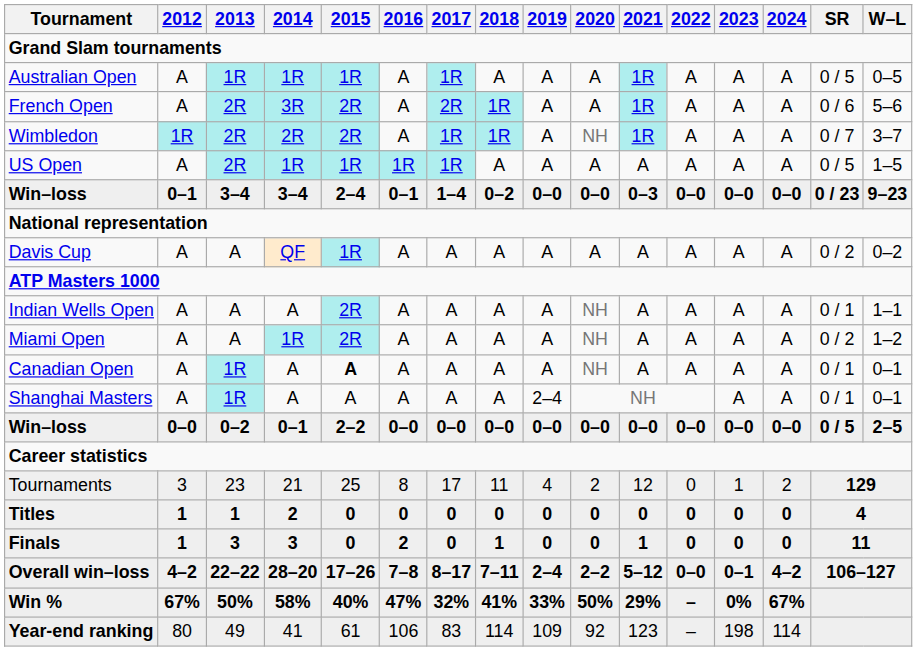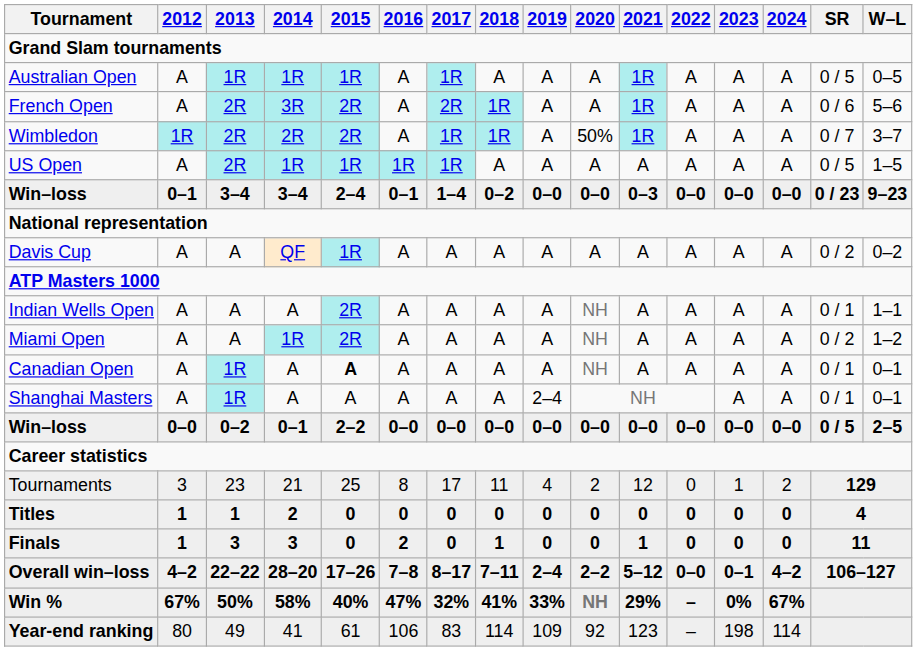(595, 136) NH -> (595, 136) 50%
(595, 602) 50% -> (595, 602) NH
